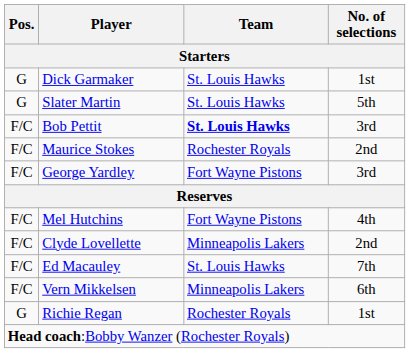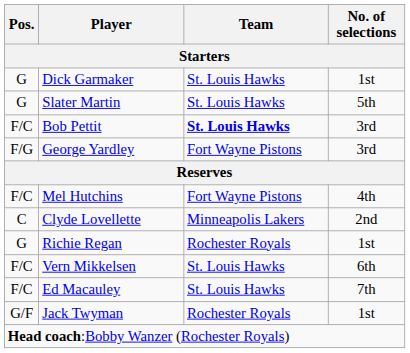- row: (88, 149)
(22, 172) F/C -> (22, 149) F/G
(22, 242) F/C -> (22, 219) C
rows swapped: (81, 266) <-> (82, 312)
(246, 289) Minneapolis Lakers -> (236, 266) St. Louis Hawks
+ row: (83, 312)
